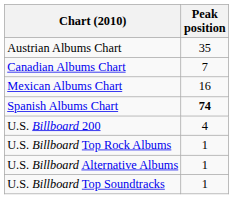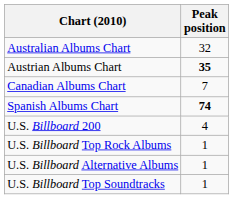+ row: (69, 47)
(205, 47) normal -> (205, 67) bold
- row: (65, 86)
